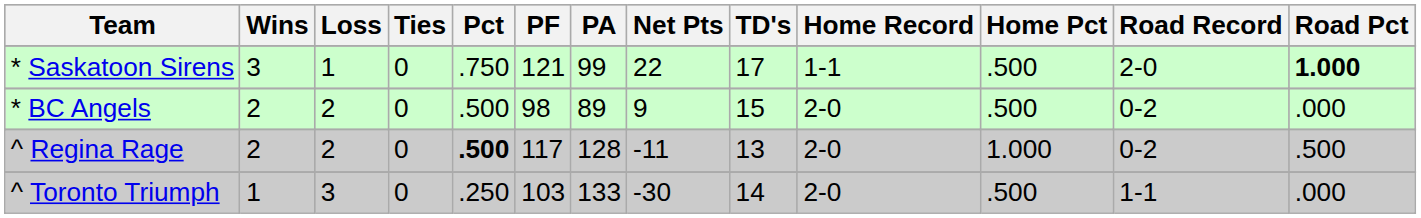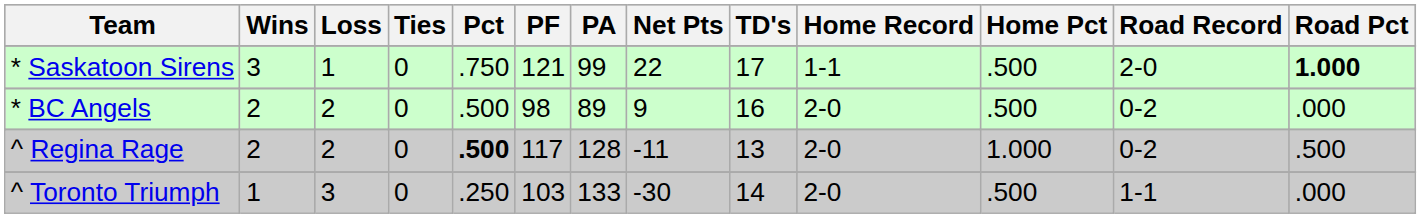(750, 108) 15 -> (750, 108) 16
